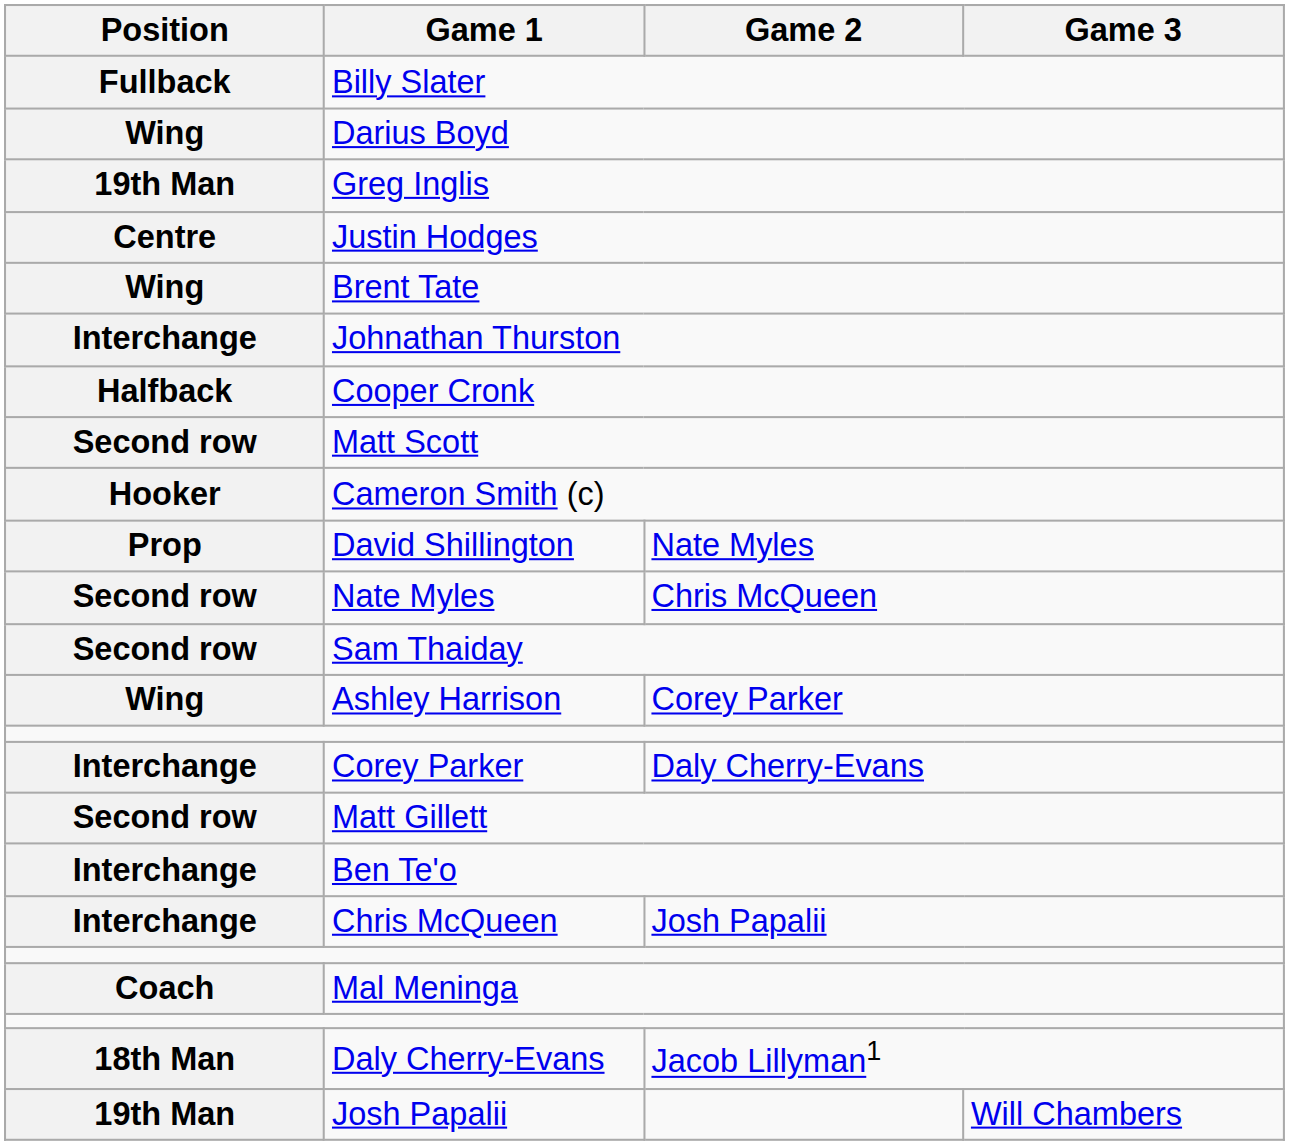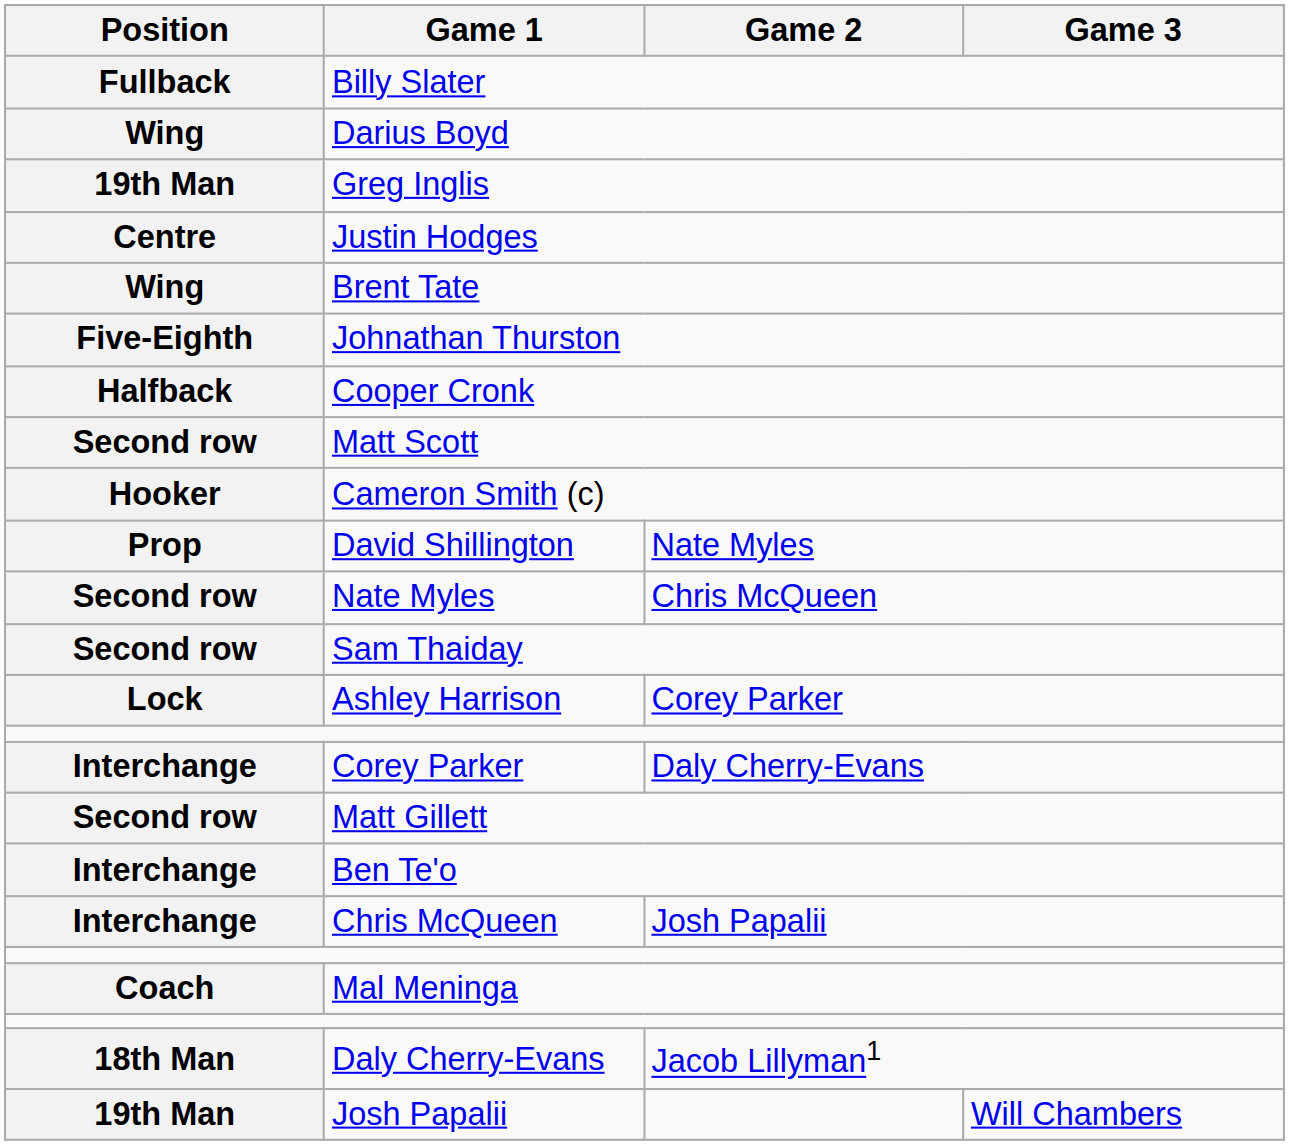(165, 339) Interchange -> (165, 339) Five-Eighth
(165, 699) Wing -> (165, 699) Lock
